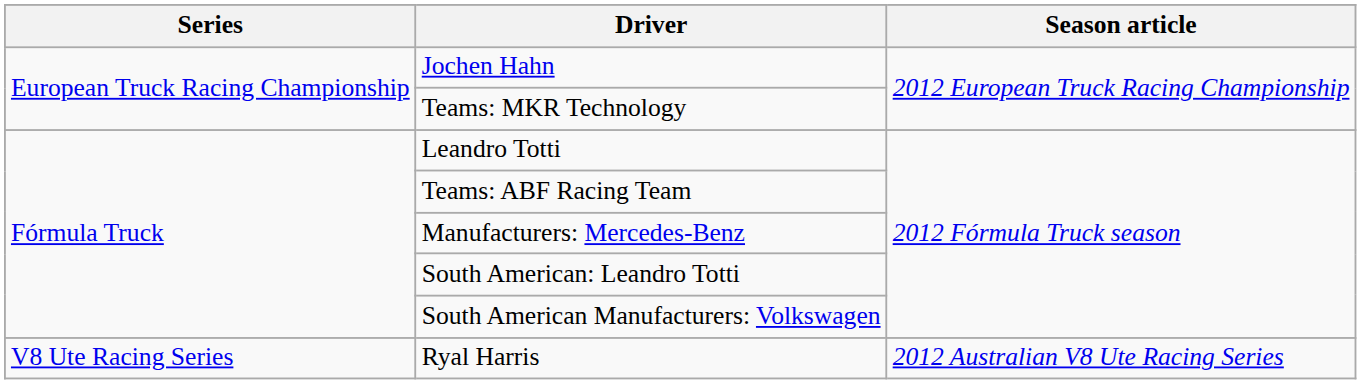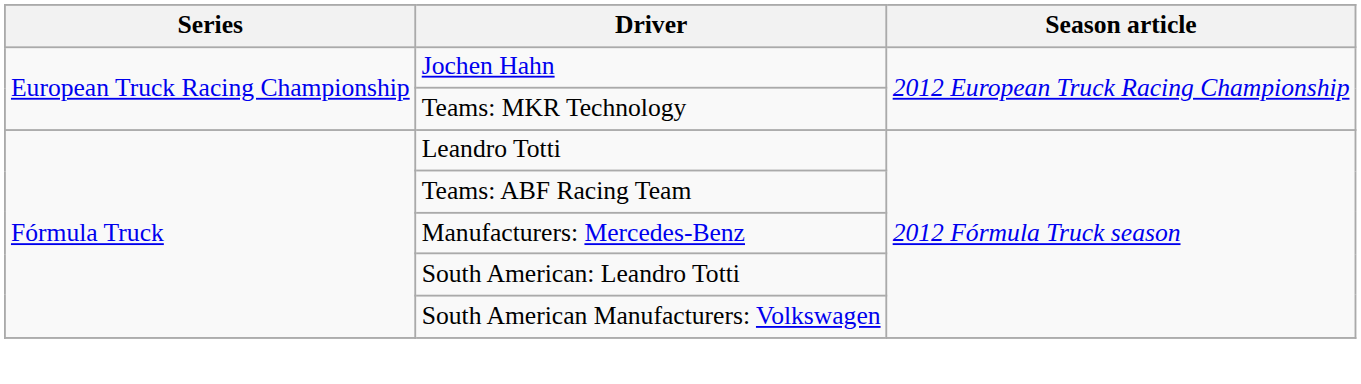- row: (481, 357)
